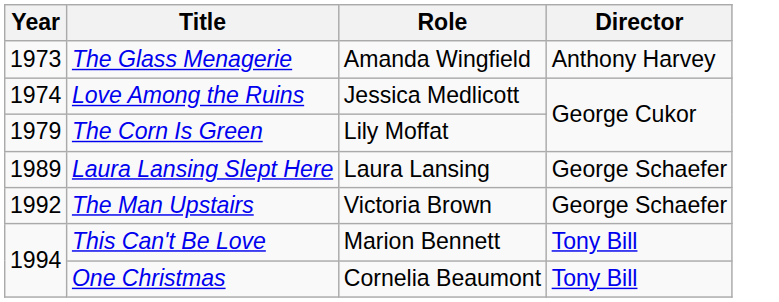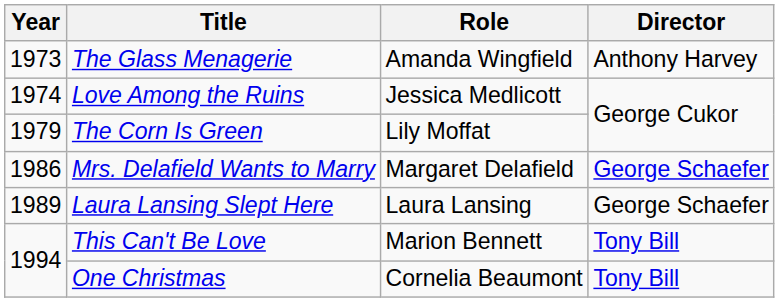+ row: (223, 168)
- row: (163, 205)
